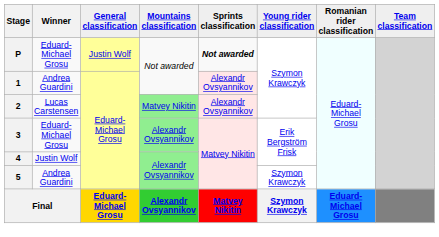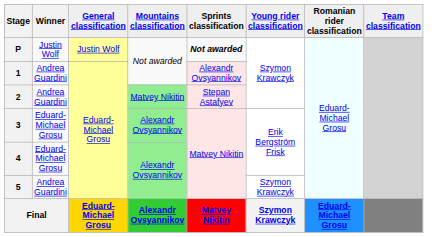(56, 55) Eduard-Michael Grosu -> (50, 50) Justin Wolf
(56, 107) Lucas Carstensen -> (50, 97) Andrea Guardini
(228, 107) Alexandr Ovsyannikov -> (216, 97) Stepan Astafyev
(56, 159) Justin Wolf -> (50, 159) Eduard-Michael Grosu
